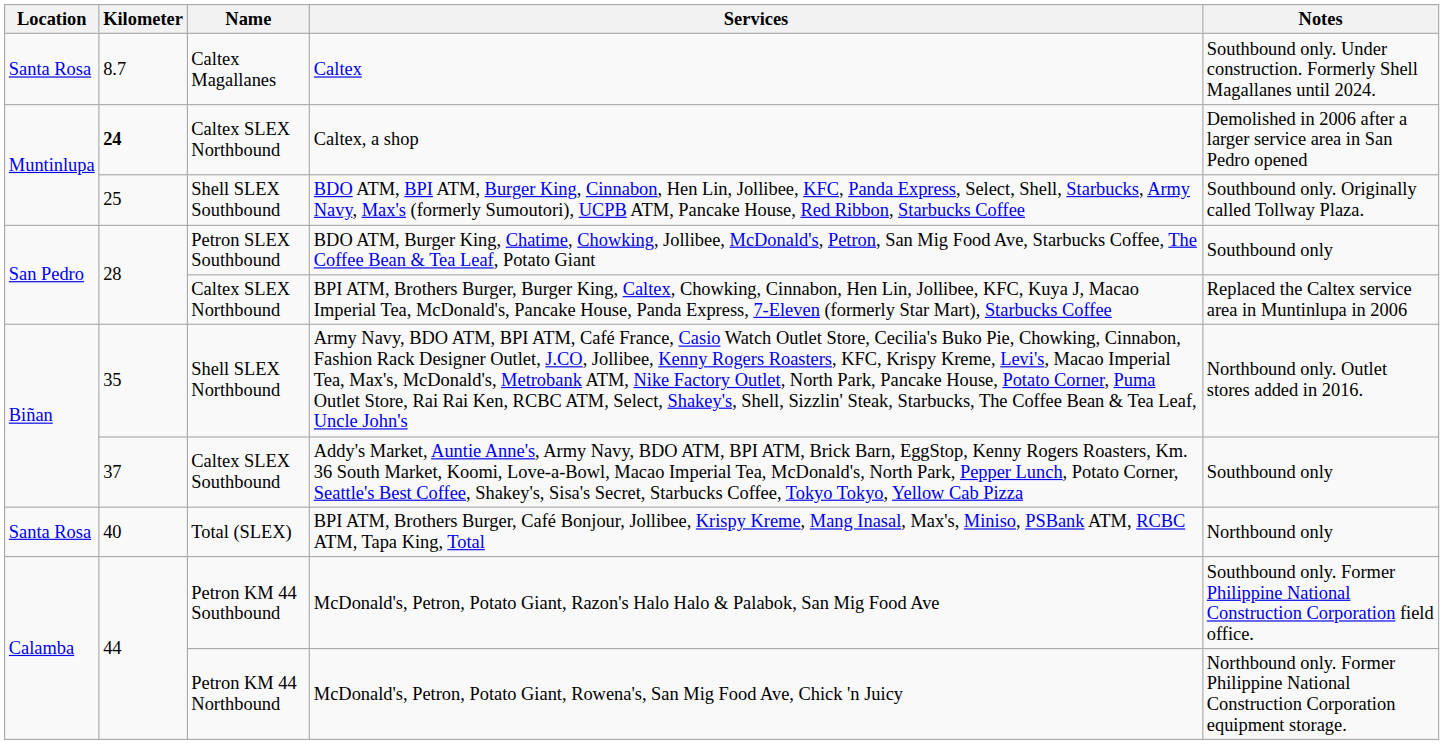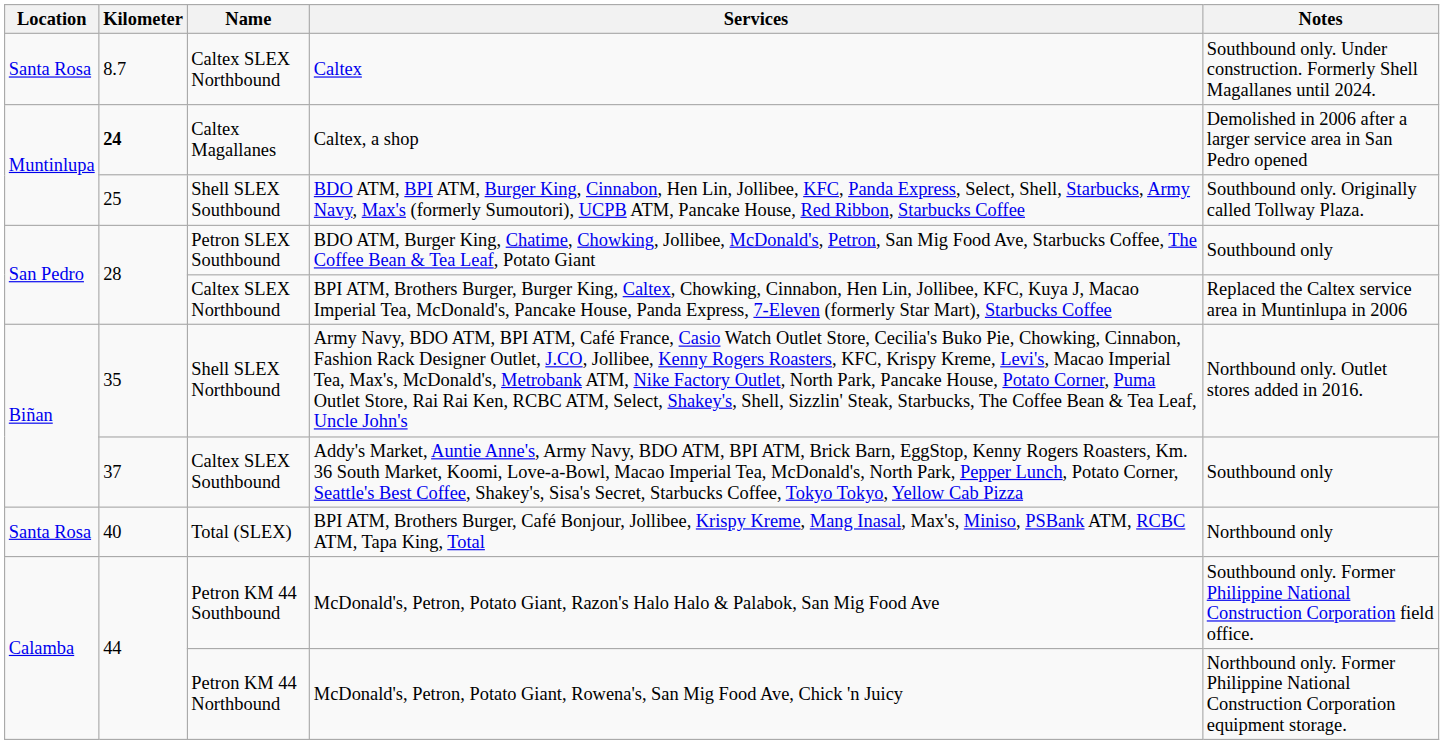(234, 68) Caltex Magallanes -> (241, 68) Caltex SLEX Northbound
(241, 139) Caltex SLEX Northbound -> (234, 139) Caltex Magallanes
